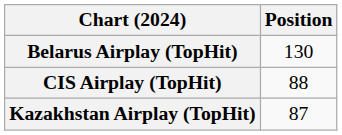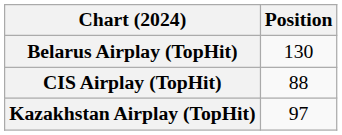(299, 113) 87 -> (299, 113) 97
